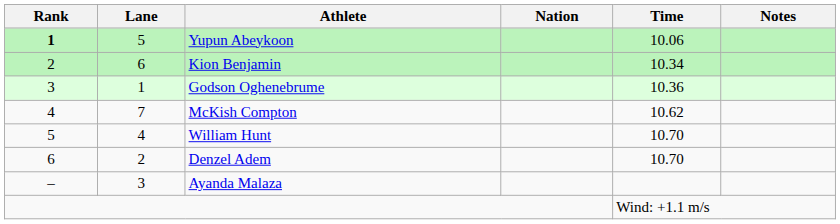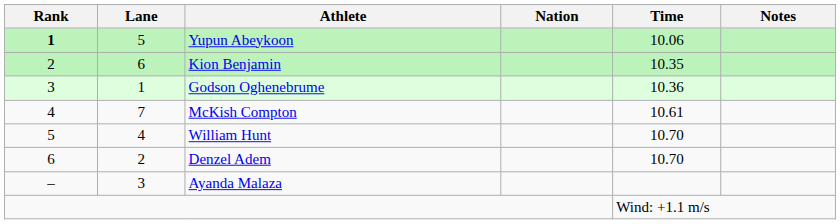(667, 64) 10.34 -> (667, 64) 10.35
(667, 111) 10.62 -> (667, 111) 10.61
